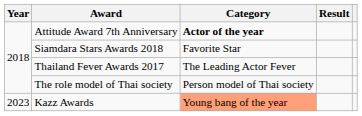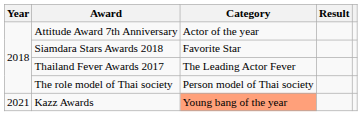(223, 31) bold -> (221, 31) normal
(18, 102) 2023 -> (18, 102) 2021
